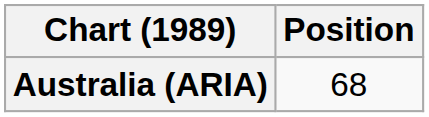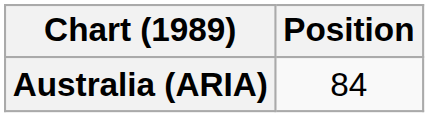(349, 83) 68 -> (349, 83) 84
